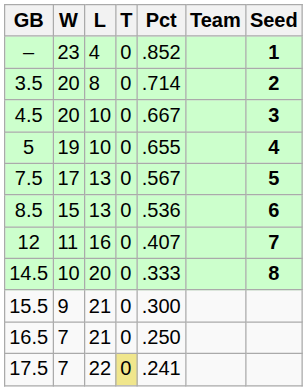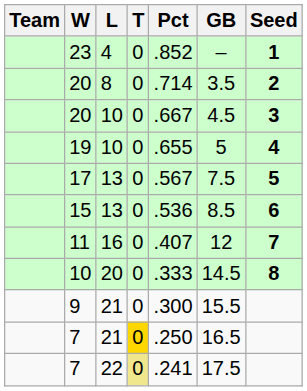columns swapped: (215, 20) <-> (29, 20)
(126, 337) no background -> (138, 337) gold background
